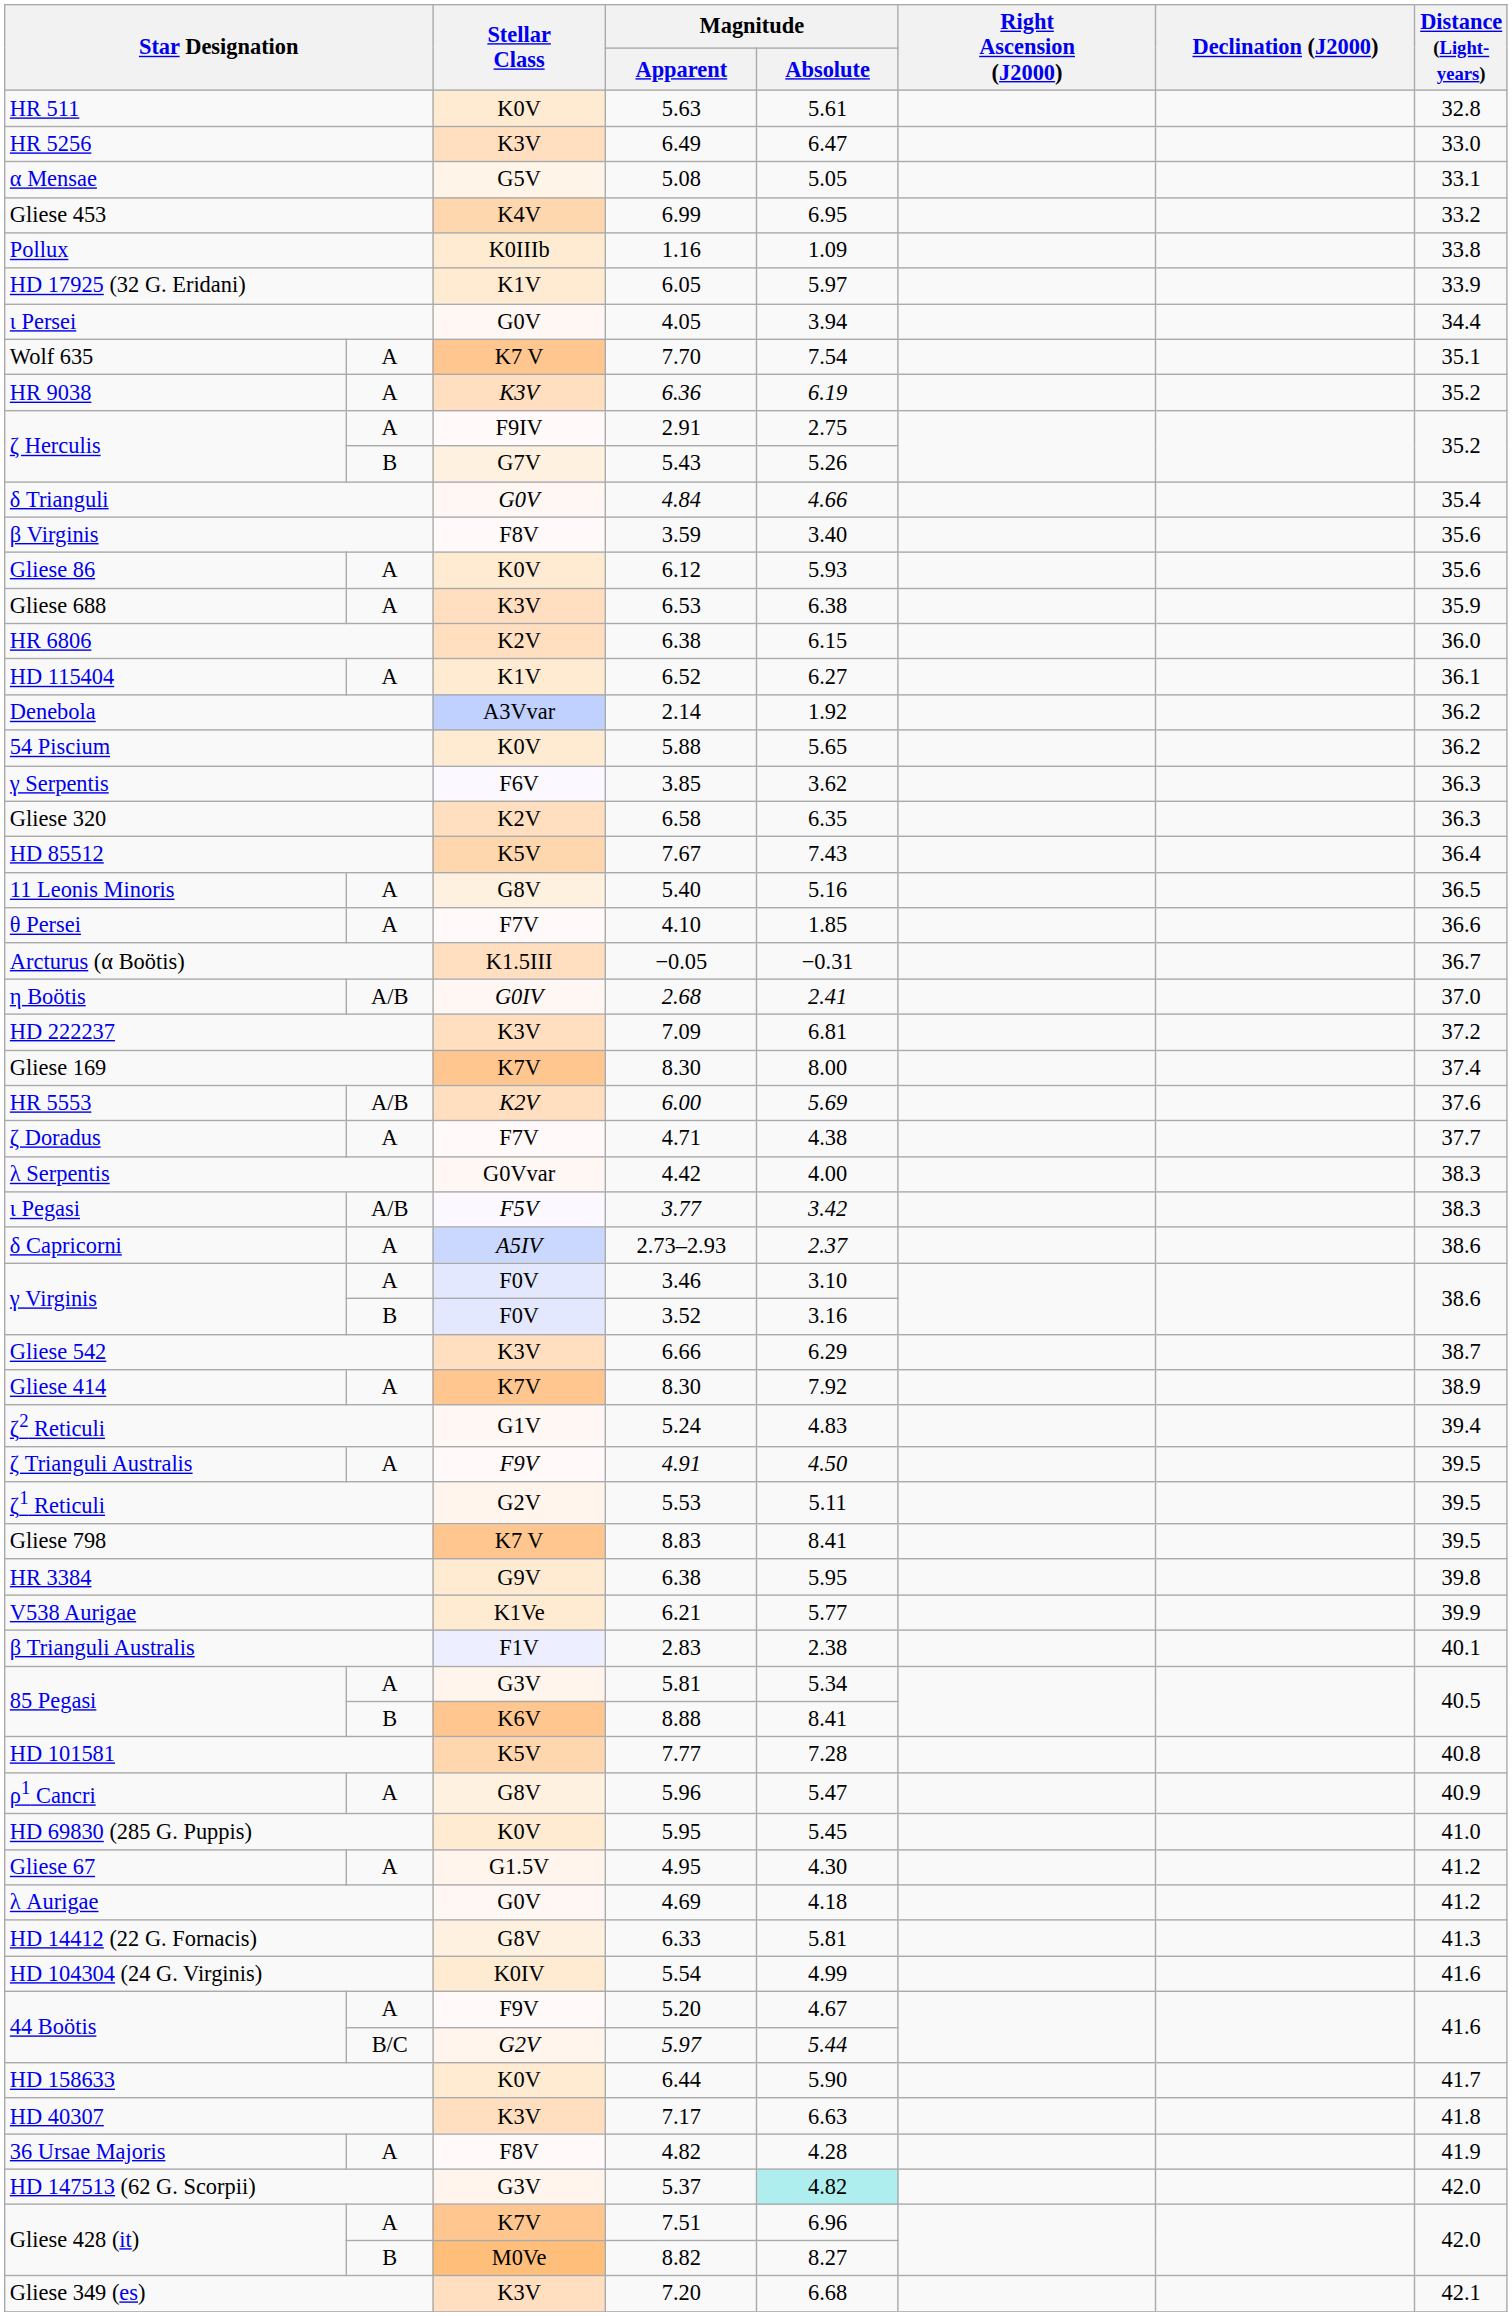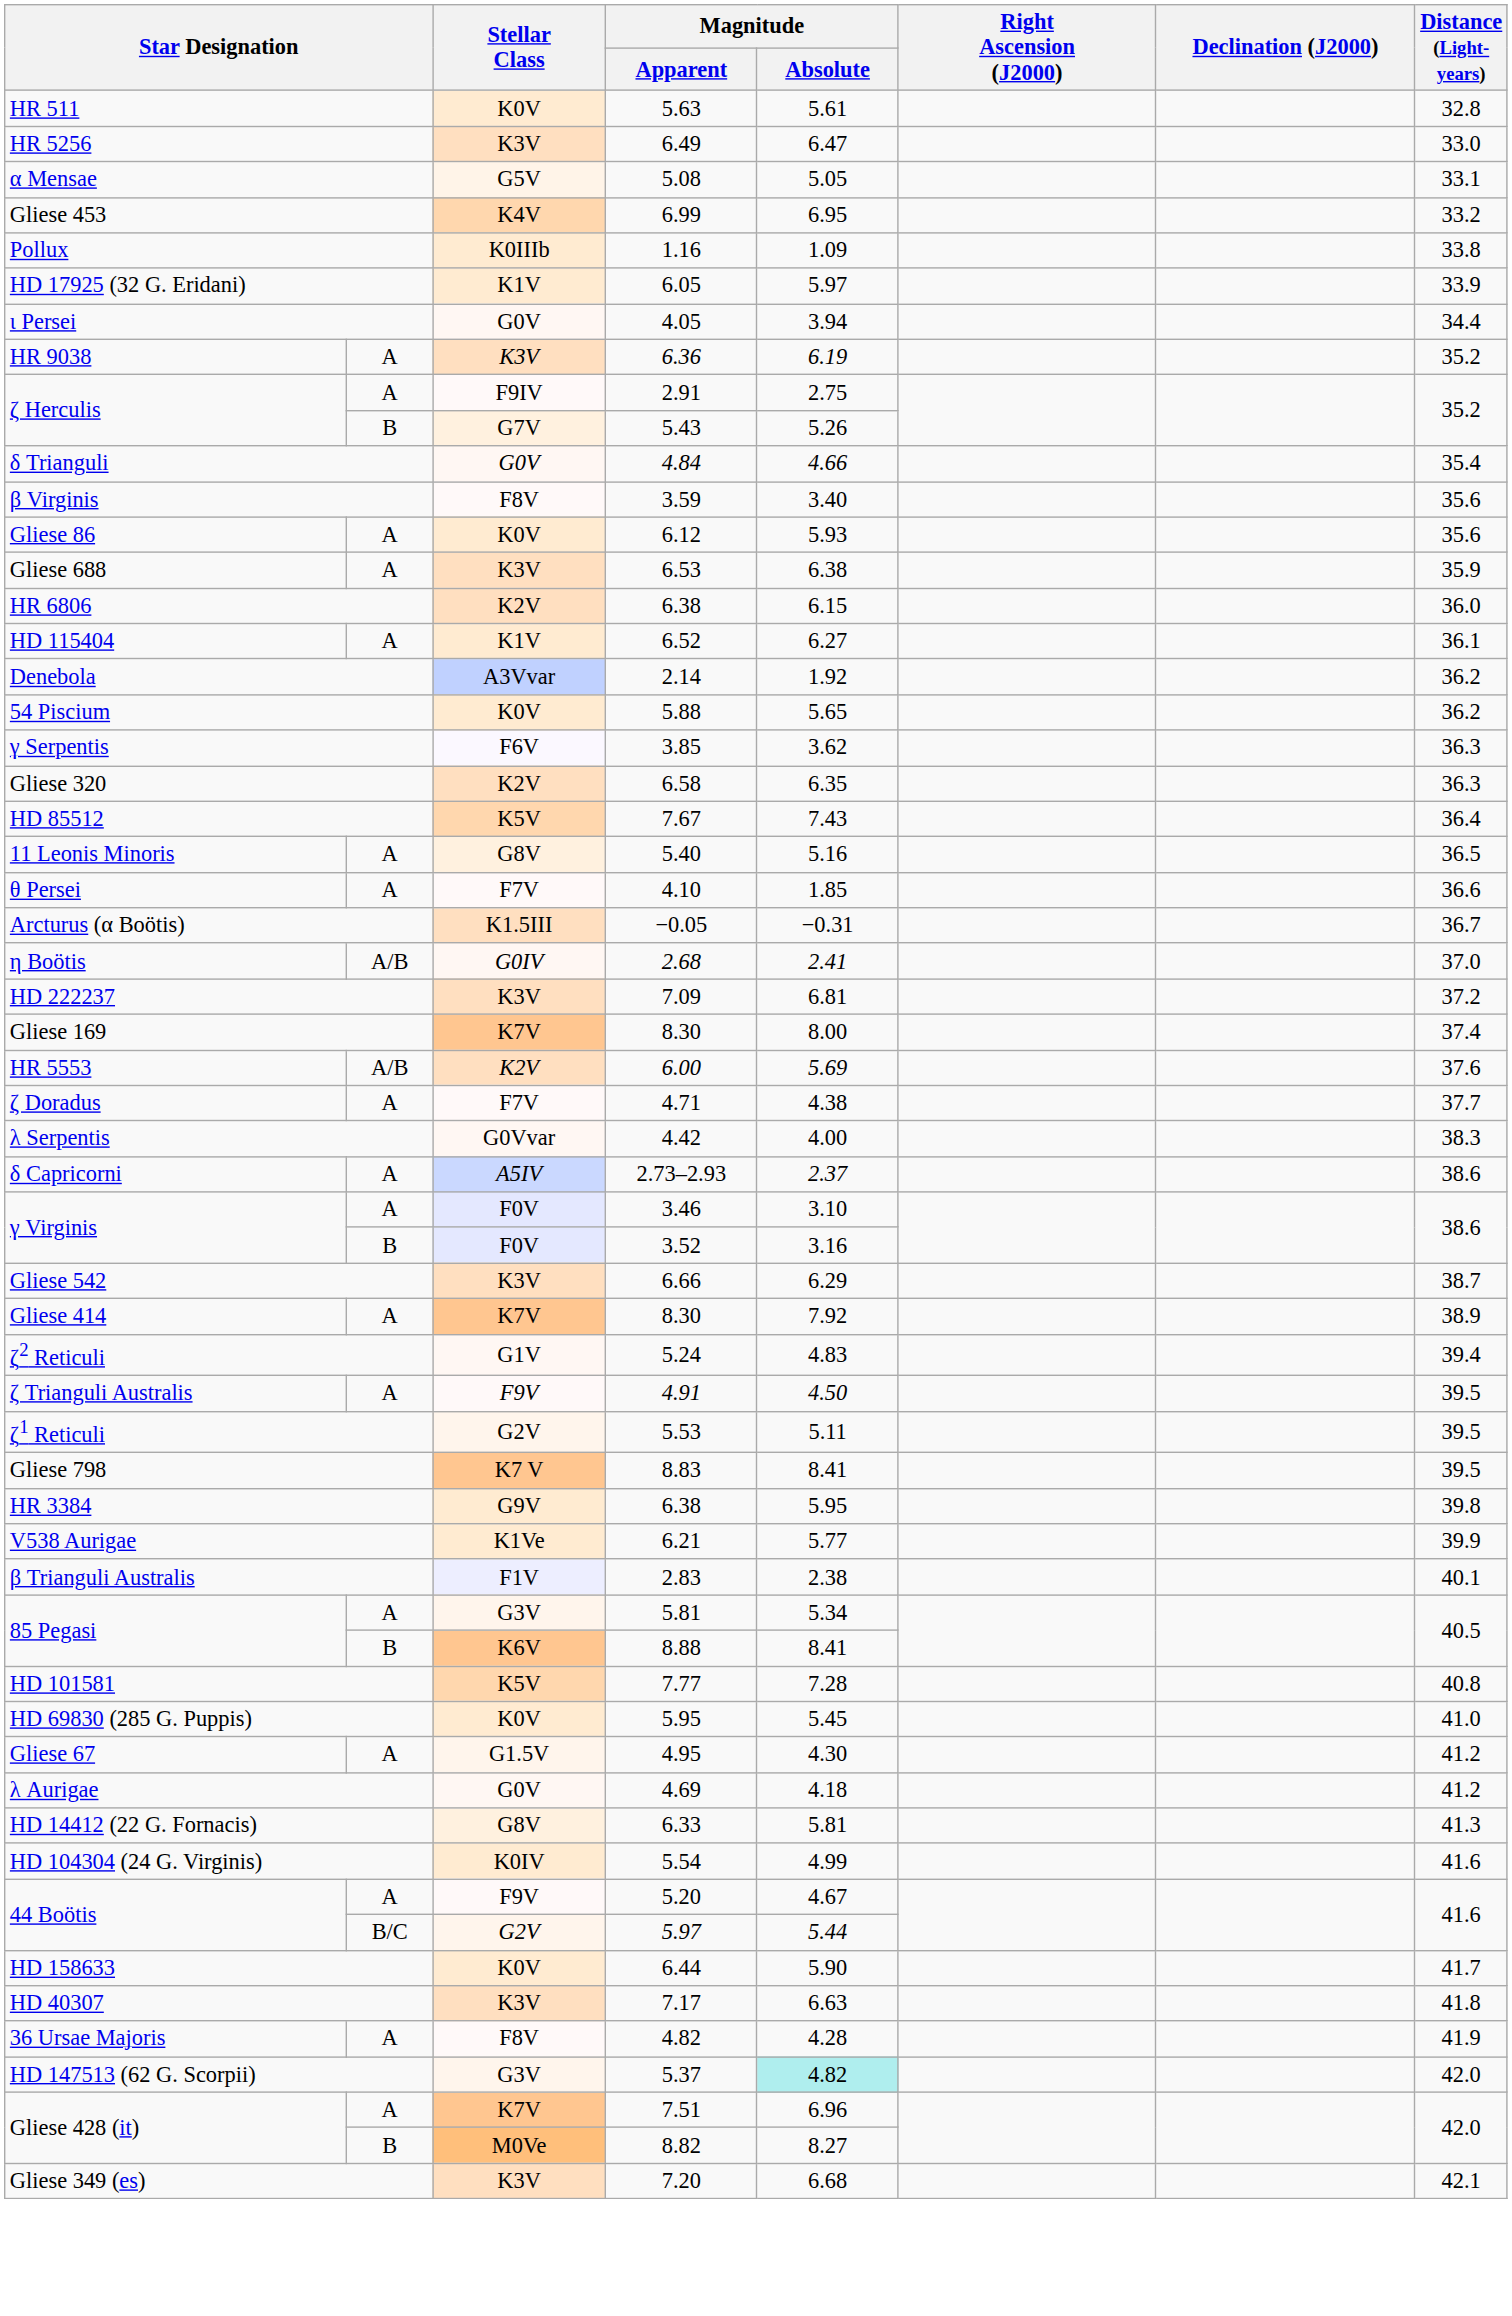- row: (52, 356)
- row: (45, 1209)
- row: (53, 1793)
